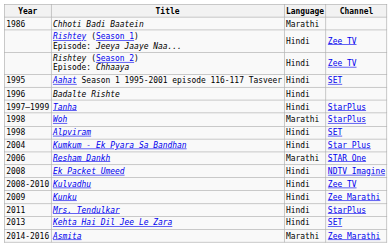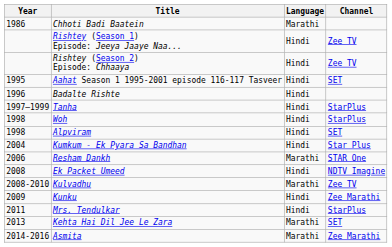(303, 120) Marathi -> (298, 120) Hindi
(298, 184) Hindi -> (303, 184) Marathi
(298, 223) Hindi -> (303, 223) Marathi
